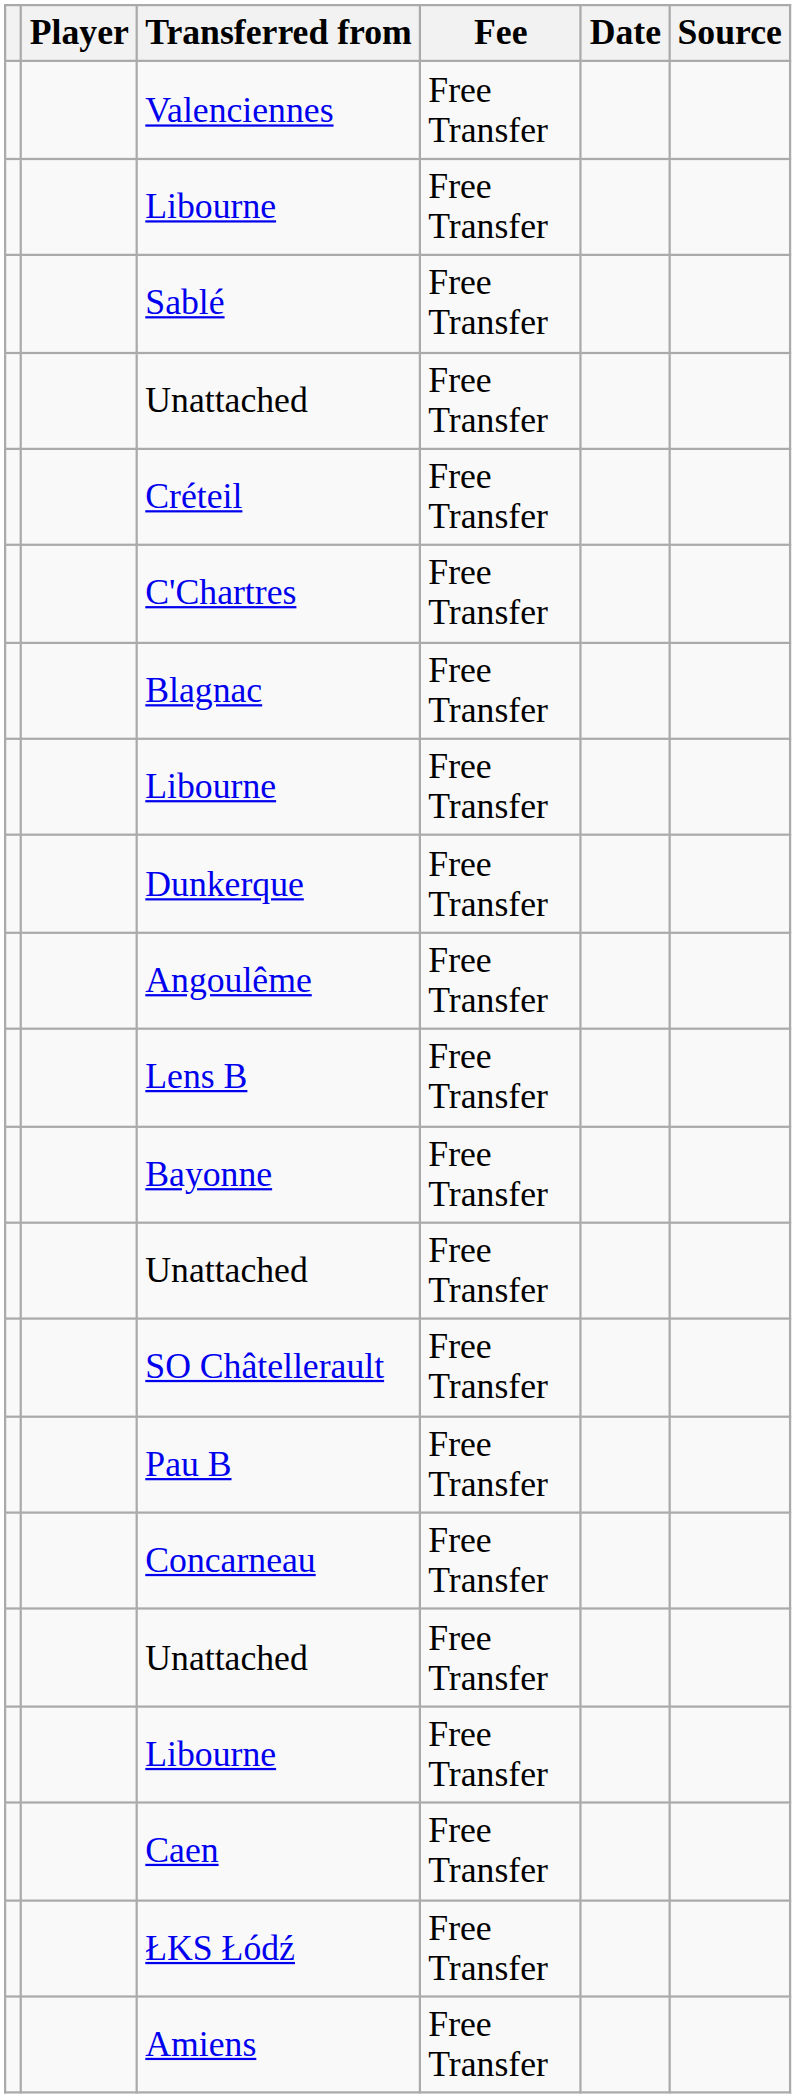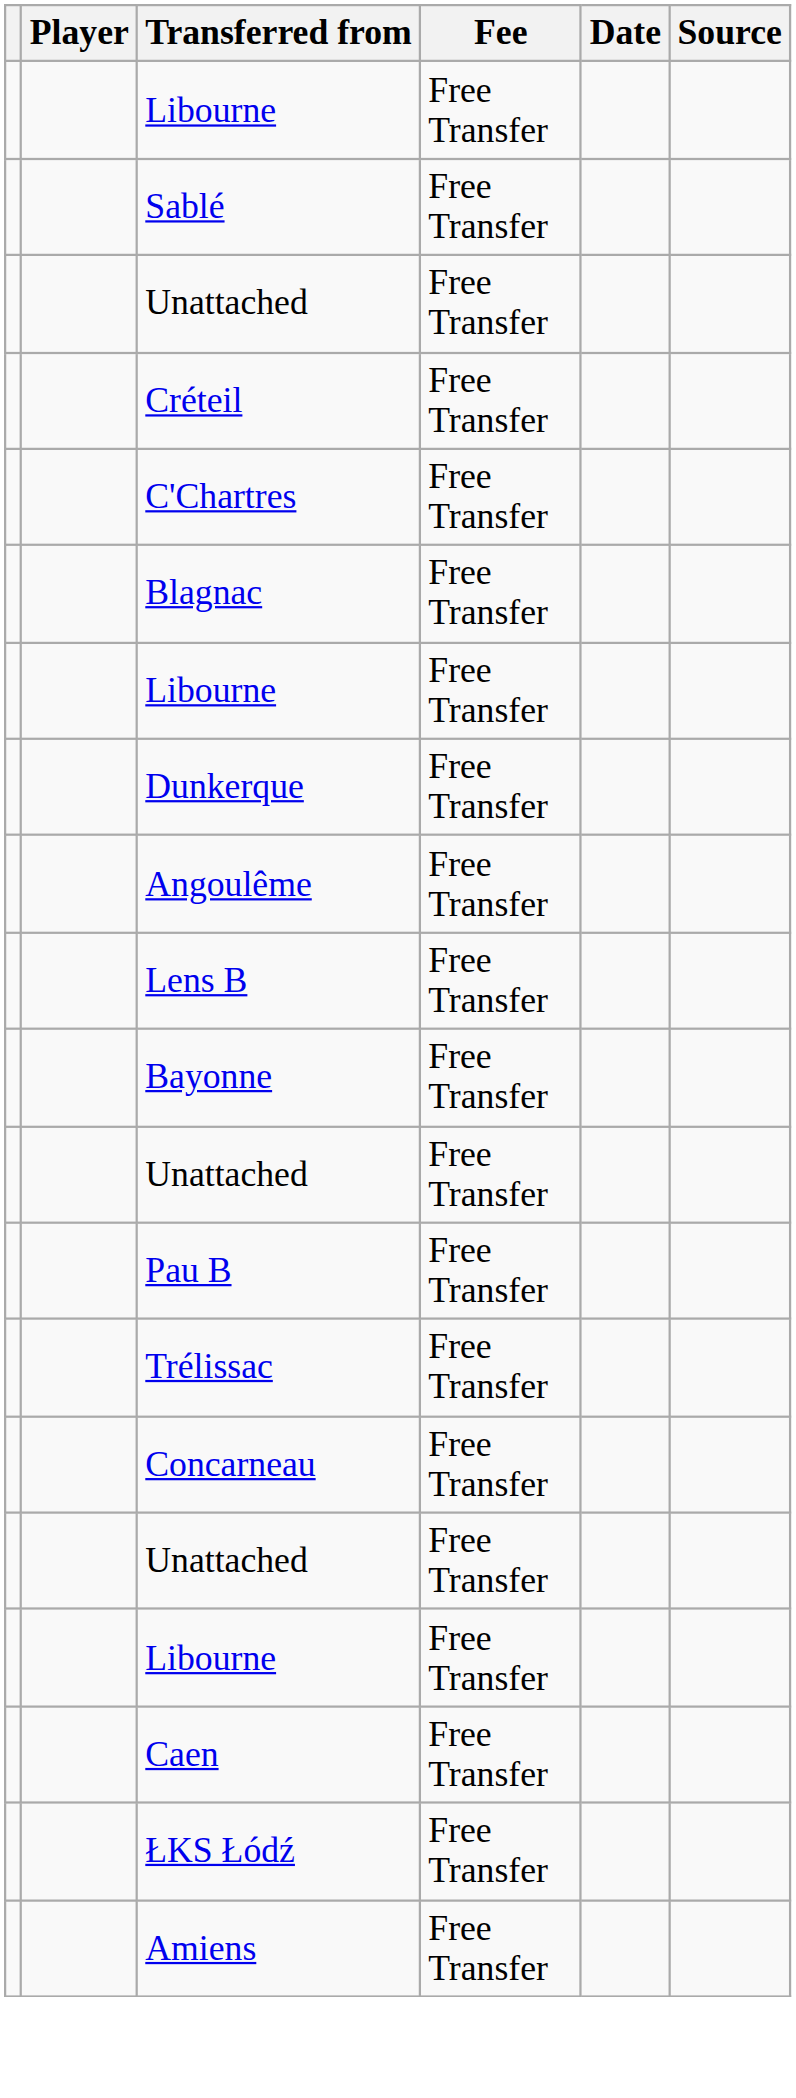- row: (13, 110)
- row: (13, 1368)
+ row: (13, 1368)
